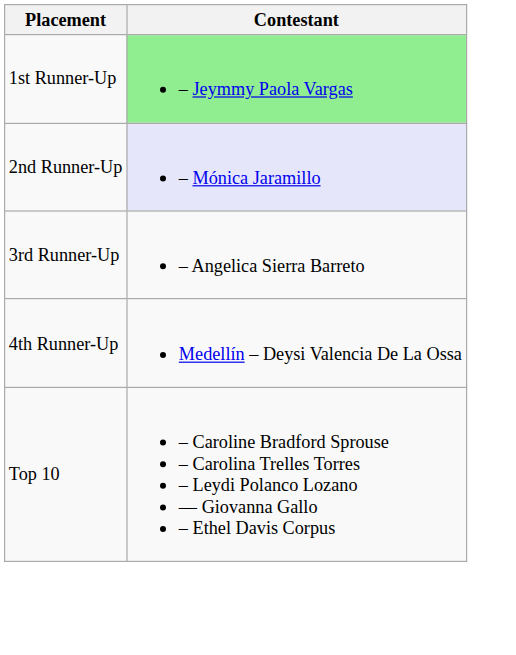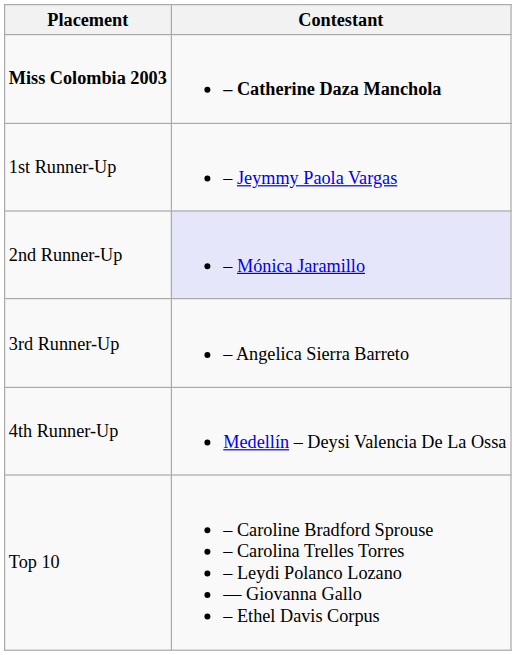+ row: (88, 78)
(296, 90) lightgreen background -> (341, 178) no background
